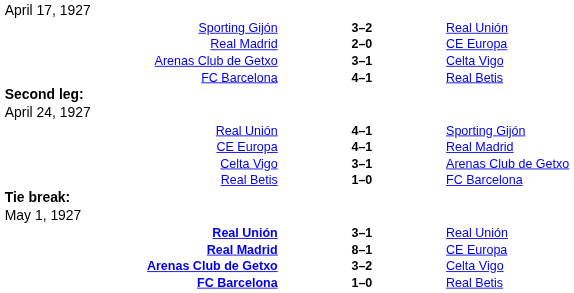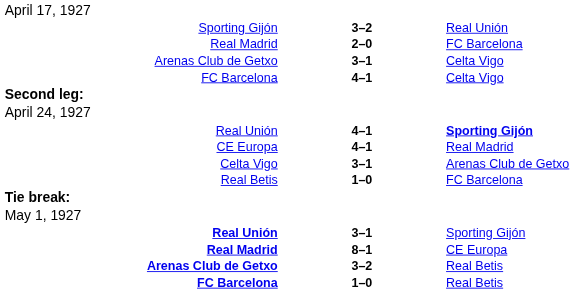(477, 44) CE Europa -> (484, 44) FC Barcelona
(475, 77) Real Betis -> (475, 77) Celta Vigo
(486, 130) normal -> (490, 130) bold
(477, 233) Real Unión -> (486, 233) Sporting Gijón
(475, 266) Celta Vigo -> (475, 266) Real Betis
